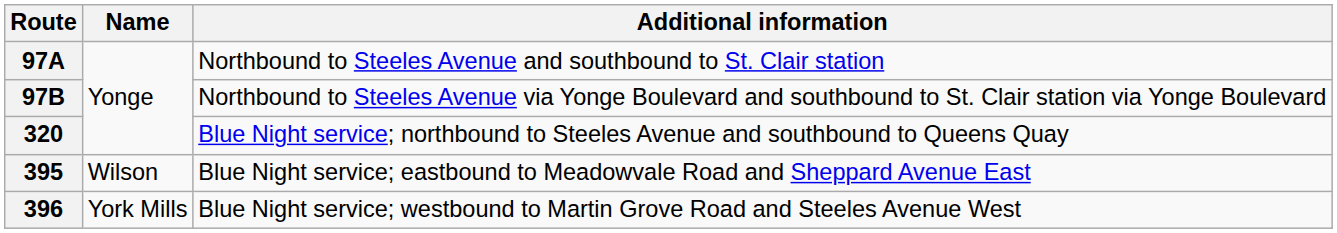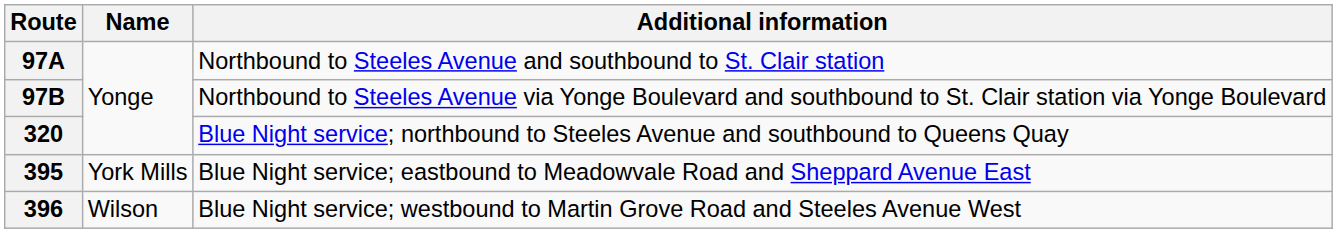(123, 172) Wilson -> (138, 172) York Mills
(138, 209) York Mills -> (123, 209) Wilson
